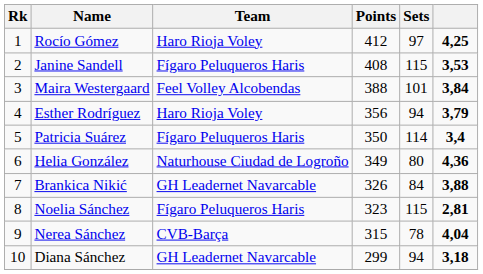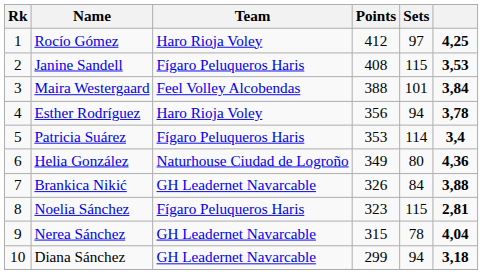(455, 112) 3,79 -> (455, 112) 3,78
(376, 137) 350 -> (376, 137) 353
(192, 233) CVB-Barça -> (236, 233) GH Leadernet Navarcable
